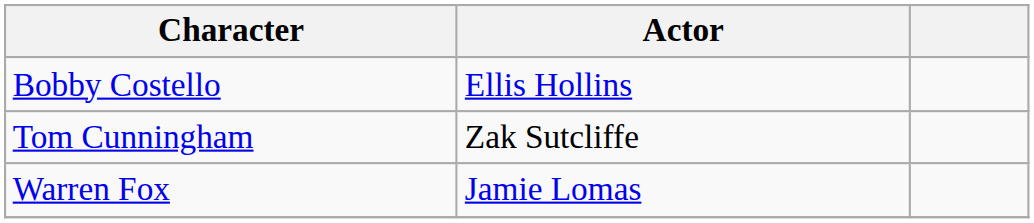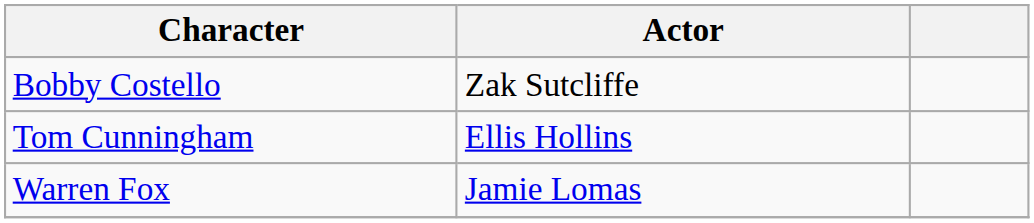(549, 83) Ellis Hollins -> (552, 83) Zak Sutcliffe
(552, 136) Zak Sutcliffe -> (549, 136) Ellis Hollins
